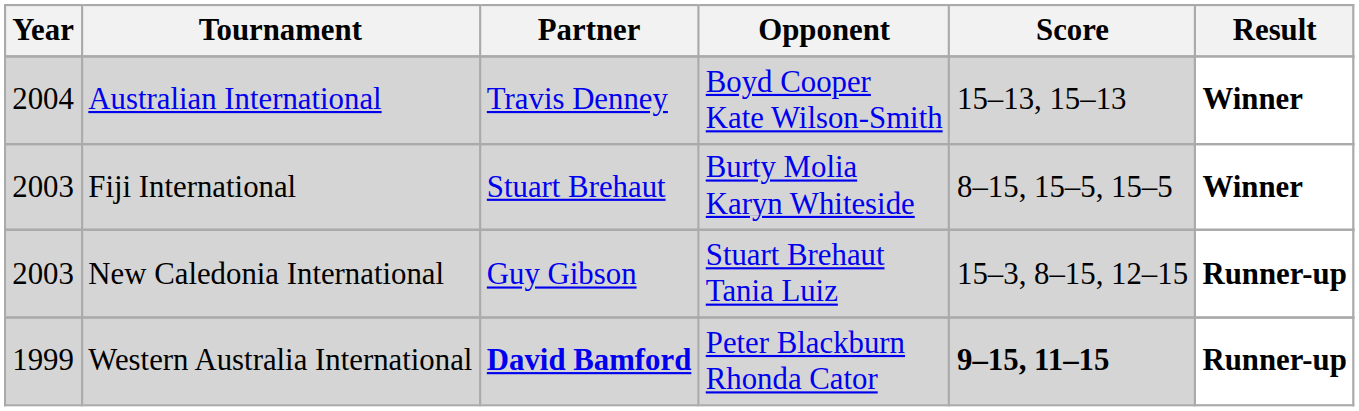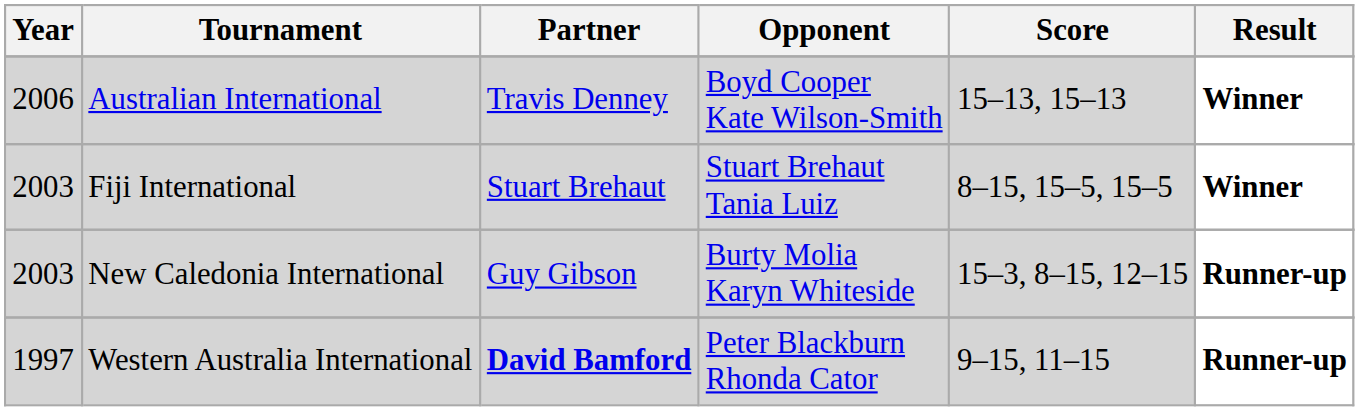(43, 99) 2004 -> (43, 99) 2006
(810, 186) Burty Molia Karyn Whiteside -> (795, 186) Stuart Brehaut Tania Luiz
(795, 273) Stuart Brehaut Tania Luiz -> (810, 273) Burty Molia Karyn Whiteside
(43, 360) 1999 -> (43, 360) 1997
(1033, 360) bold -> (1033, 360) normal
